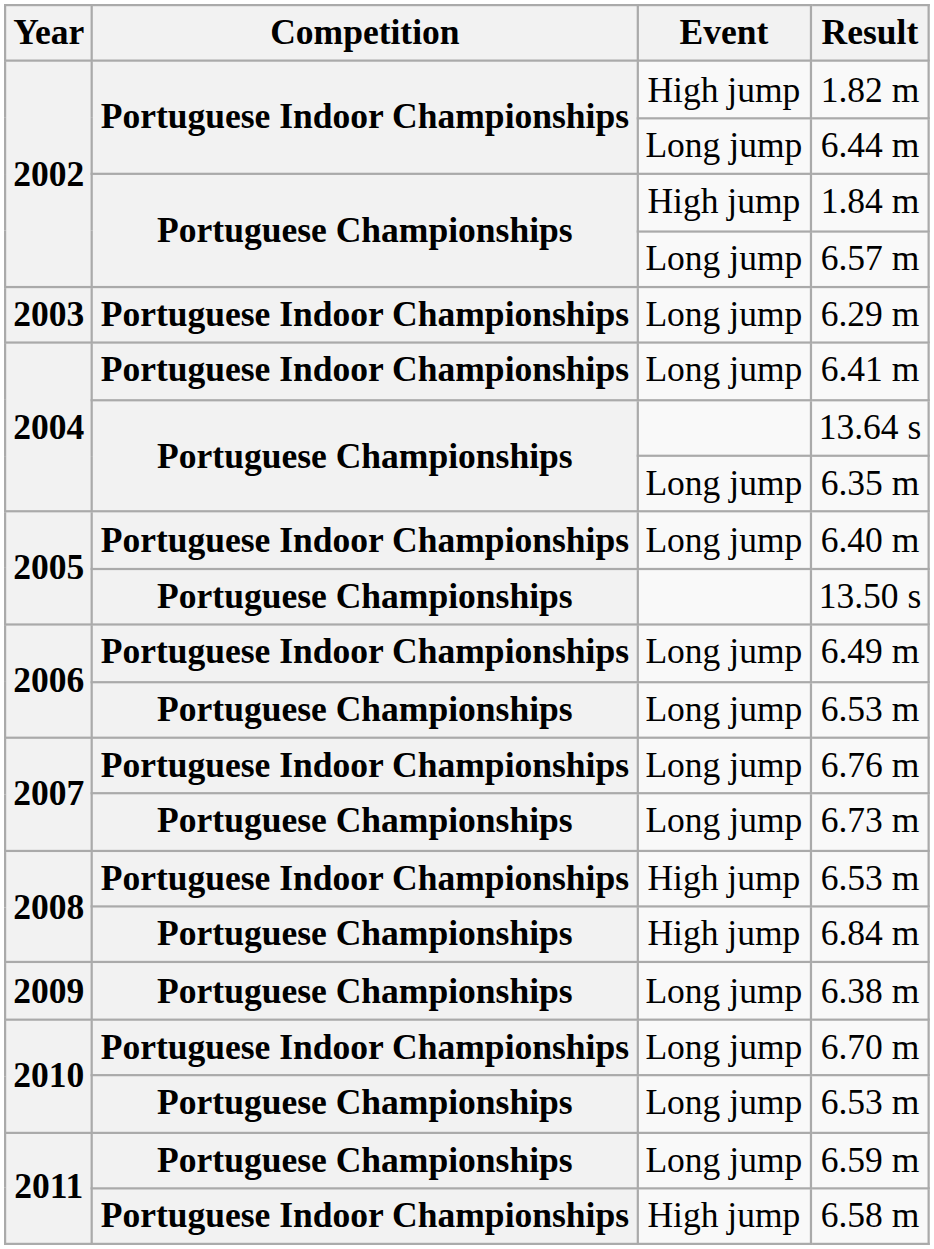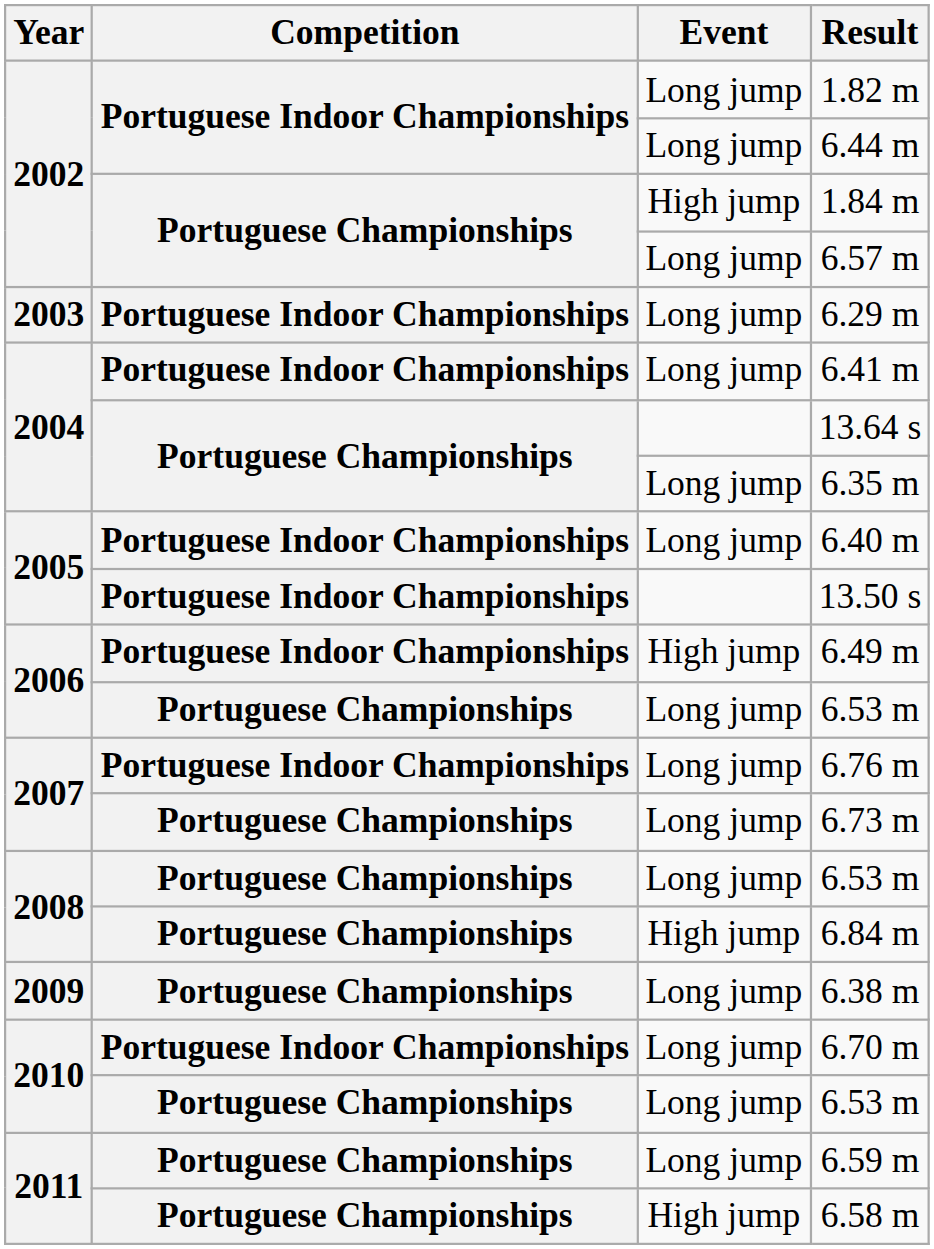(724, 88) High jump -> (724, 88) Long jump
(365, 595) Portuguese Championships -> (365, 595) Portuguese Indoor Championships
(724, 652) Long jump -> (724, 652) High jump
(365, 877) Portuguese Indoor Championships -> (365, 877) Portuguese Championships
(724, 877) High jump -> (724, 877) Long jump
(365, 1215) Portuguese Indoor Championships -> (365, 1215) Portuguese Championships
